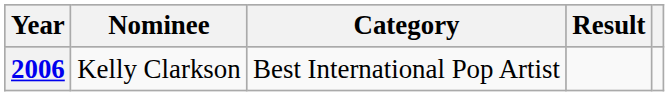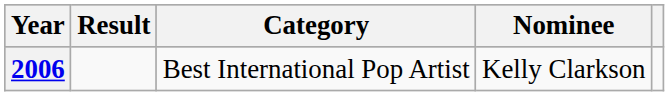columns swapped: (159, 25) <-> (609, 25)
